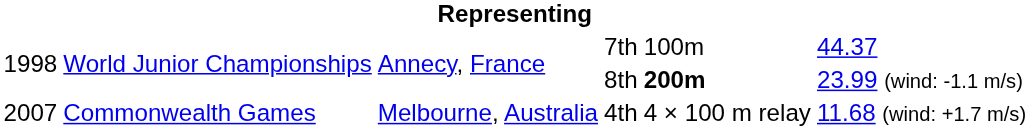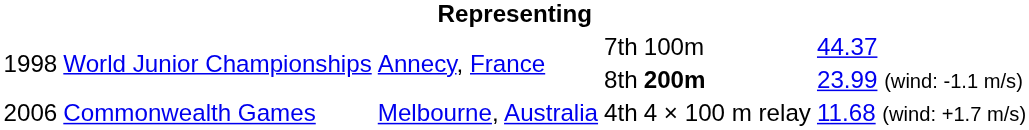(30, 113) 2007 -> (30, 113) 2006
